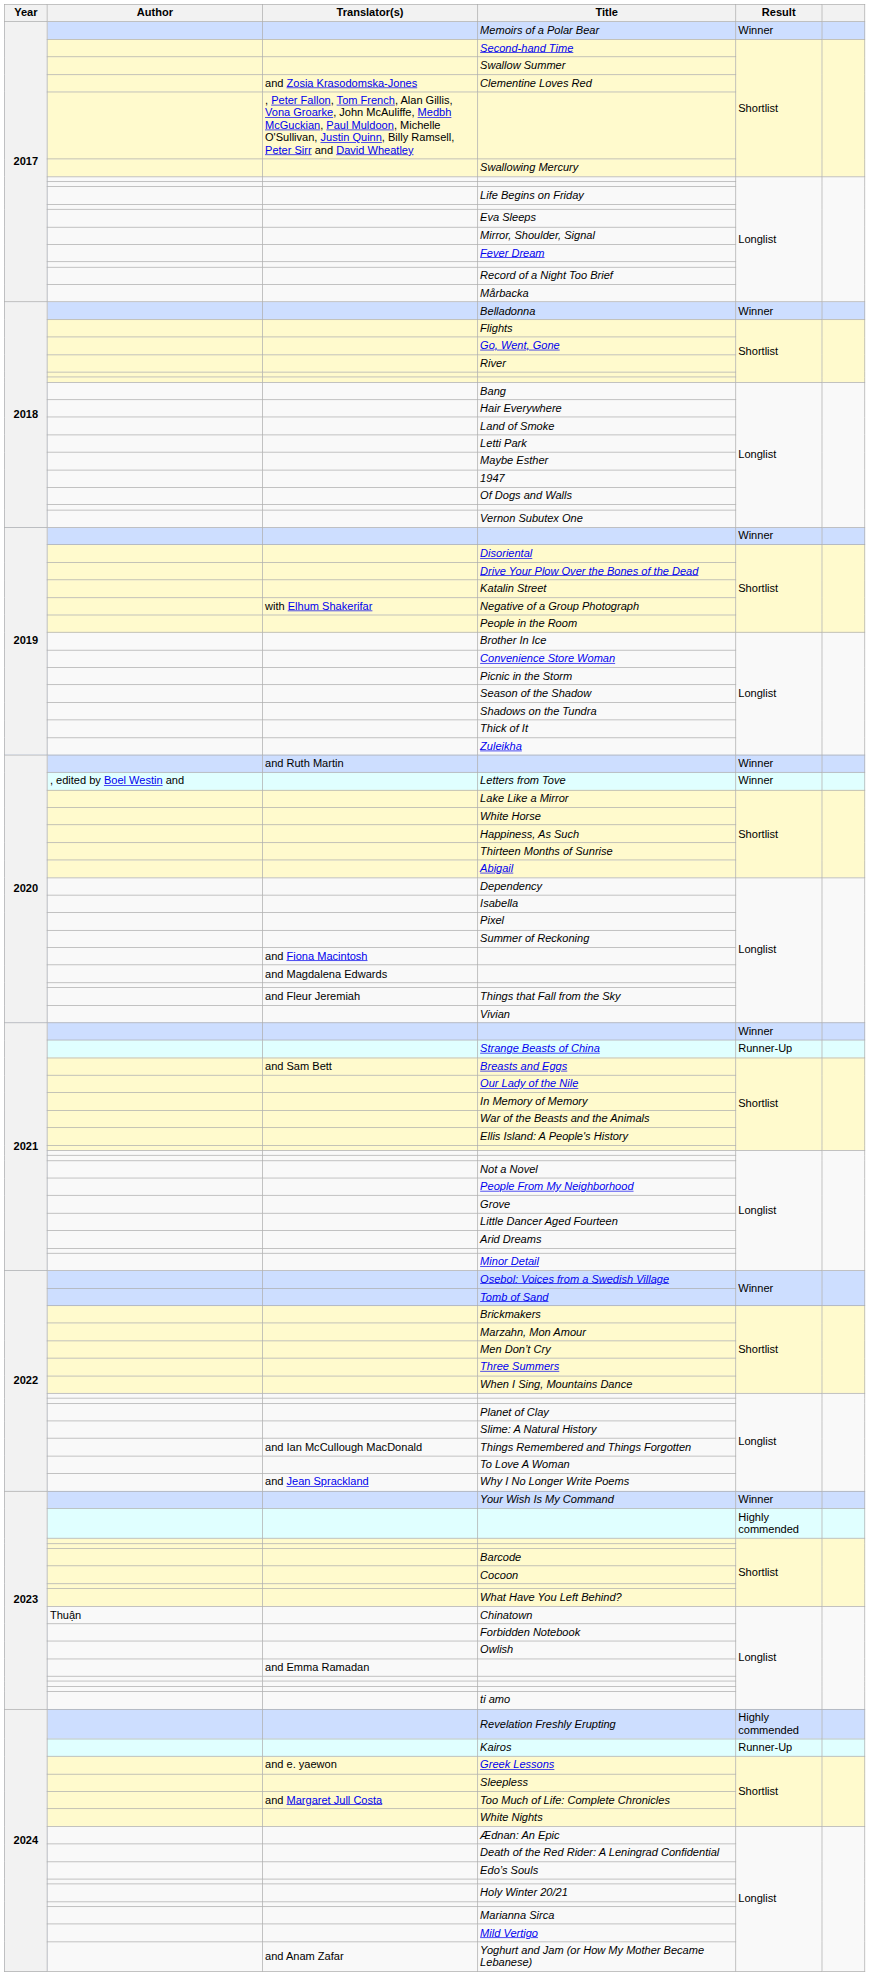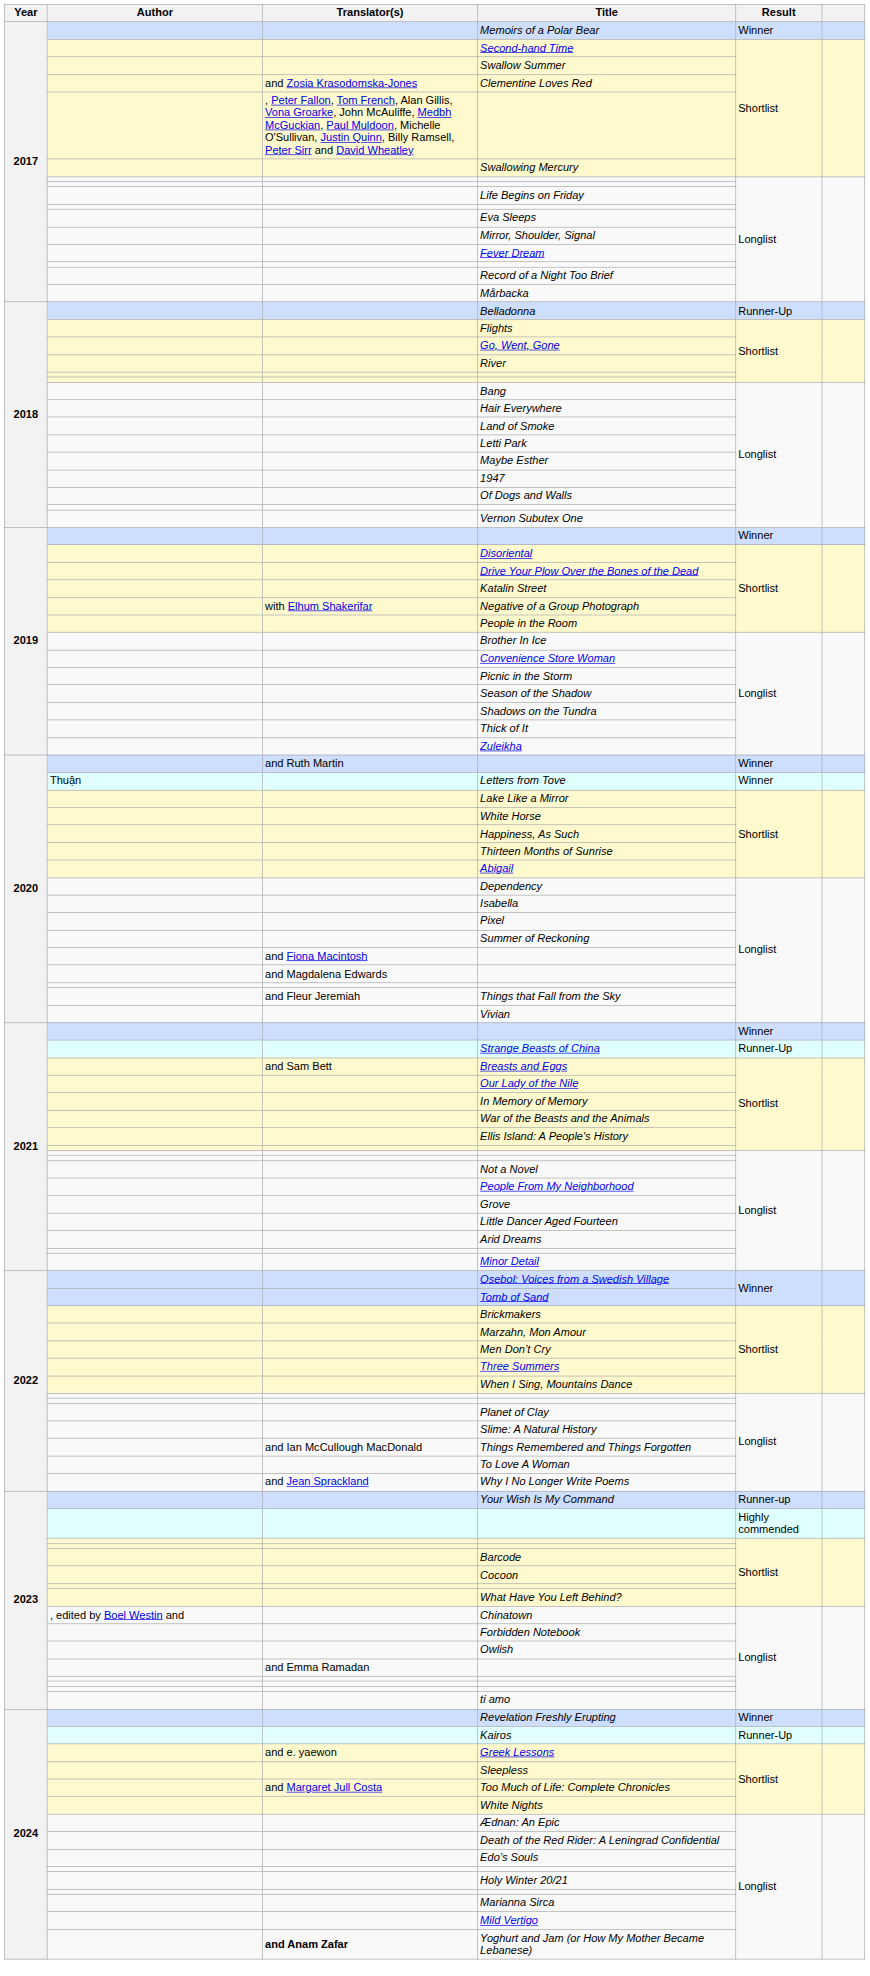(756, 310) Winner -> (765, 310) Runner-Up
(117, 781) , edited by Boel Westin and -> (66, 781) Thuận
(756, 1499) Winner -> (764, 1499) Runner-up
(66, 1615) Thuận -> (117, 1615) , edited by Boel Westin and
(769, 1724) Highly commended -> (756, 1717) Winner
(304, 1956) normal -> (307, 1944) bold
